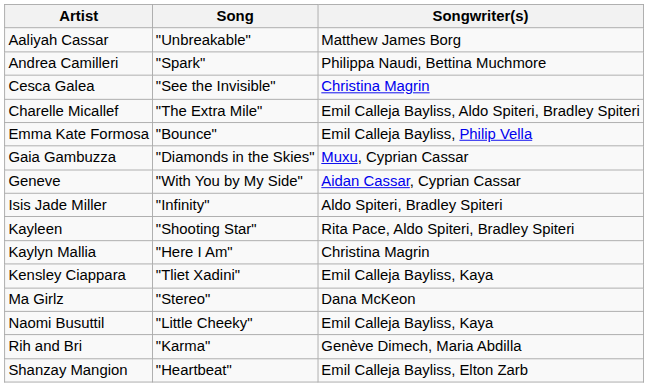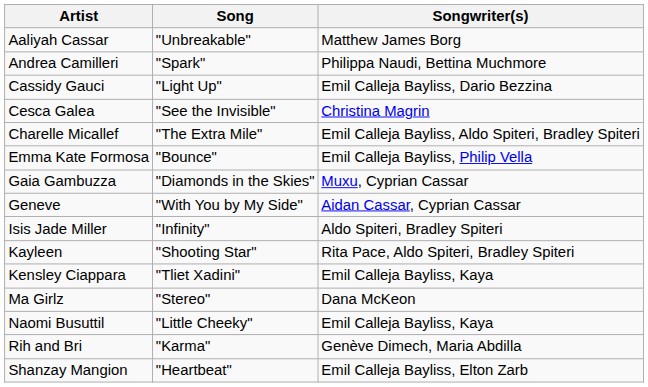+ row: (56, 87)
- row: (52, 252)
